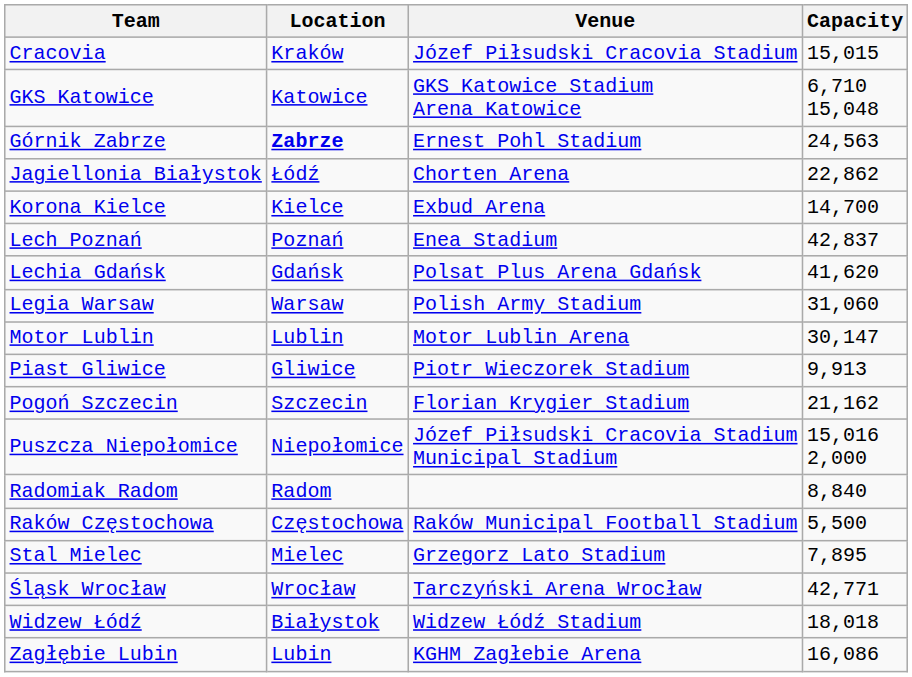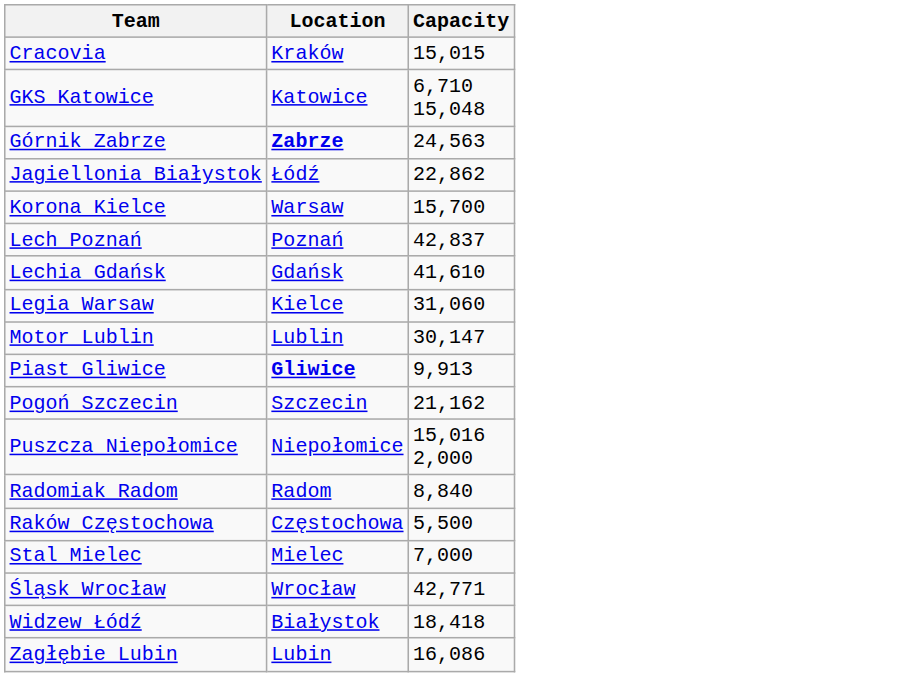- column: (605, 21)
(307, 207) Kielce -> (307, 207) Warsaw
(843, 207) 14,700 -> (449, 207) 15,700
(843, 273) 41,620 -> (449, 273) 41,610
(307, 305) Warsaw -> (307, 305) Kielce
(313, 370) normal -> (313, 370) bold
(837, 557) 7,895 -> (443, 557) 7,000
(843, 622) 18,018 -> (449, 622) 18,418
